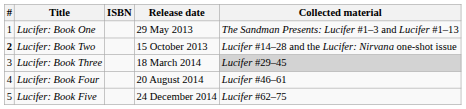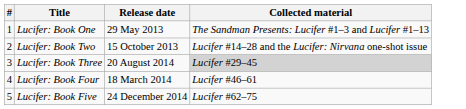- column: (119, 12)
(9, 46) bold -> (9, 46) normal
(169, 63) 18 March 2014 -> (140, 63) 20 August 2014
(170, 79) 20 August 2014 -> (139, 79) 18 March 2014
